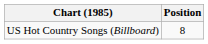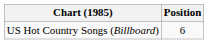(183, 30) 8 -> (183, 30) 6
